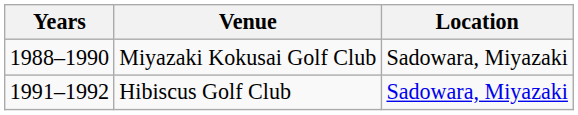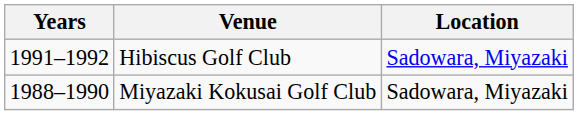rows swapped: (205, 92) <-> (248, 57)
